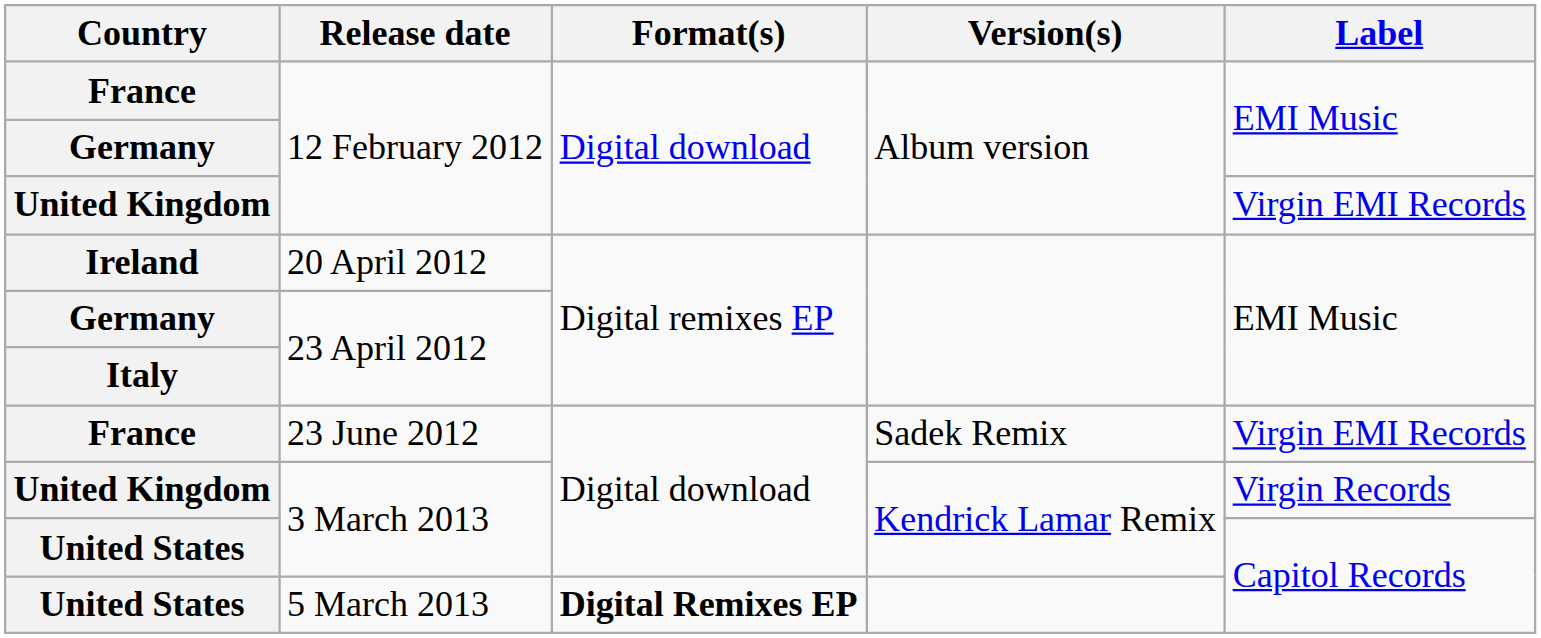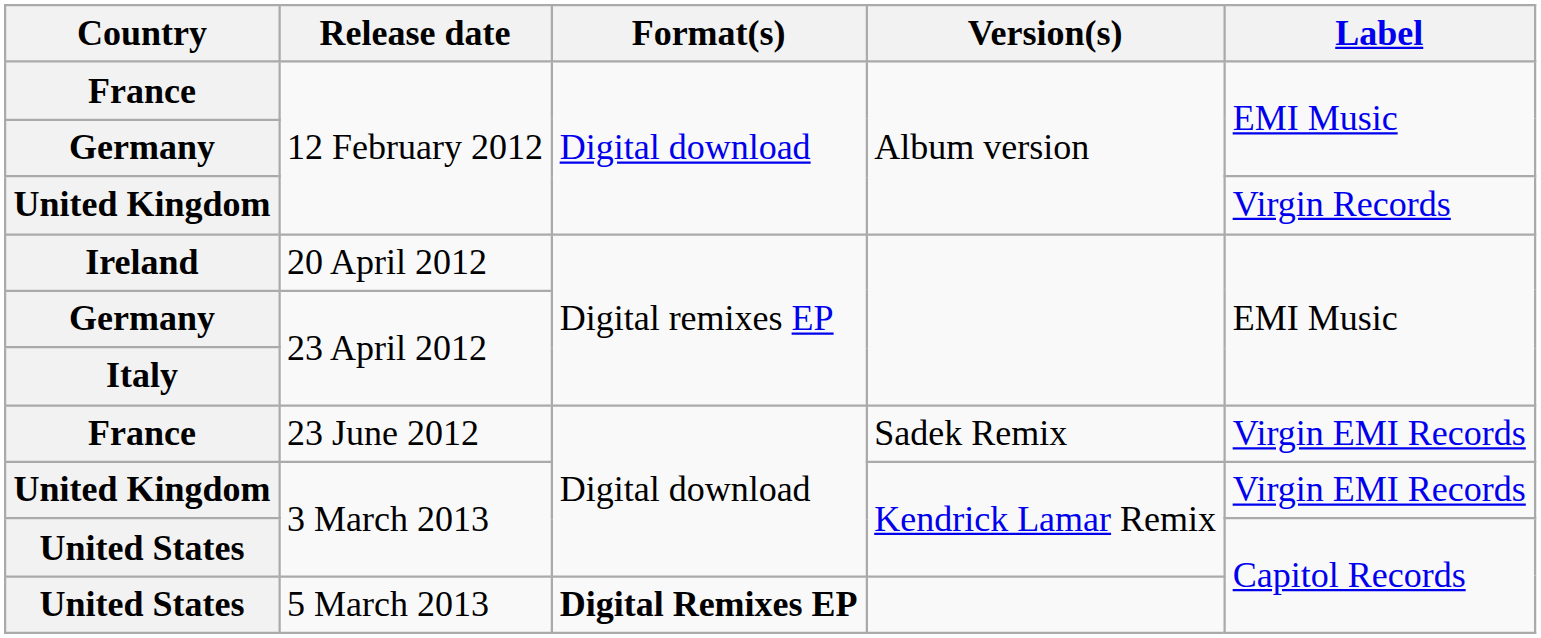(1379, 204) Virgin EMI Records -> (1342, 204) Virgin Records
(1342, 489) Virgin Records -> (1379, 489) Virgin EMI Records
